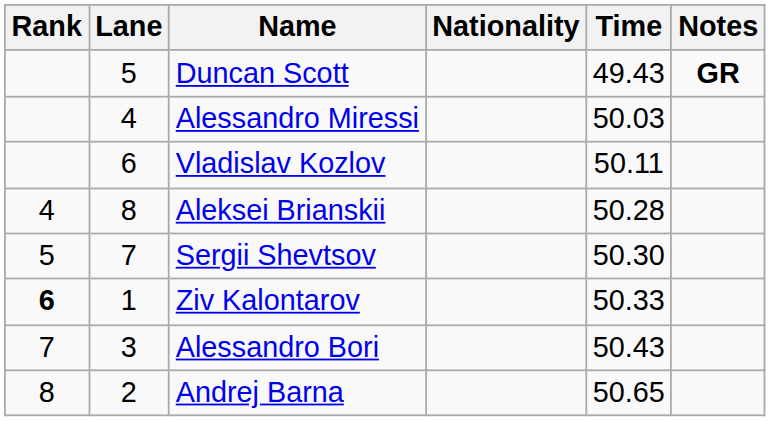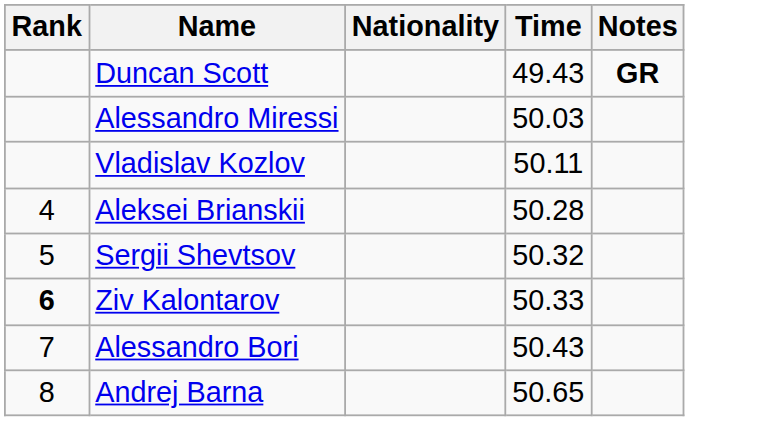- column: (129, 27)
(629, 255) 50.30 -> (548, 255) 50.32
